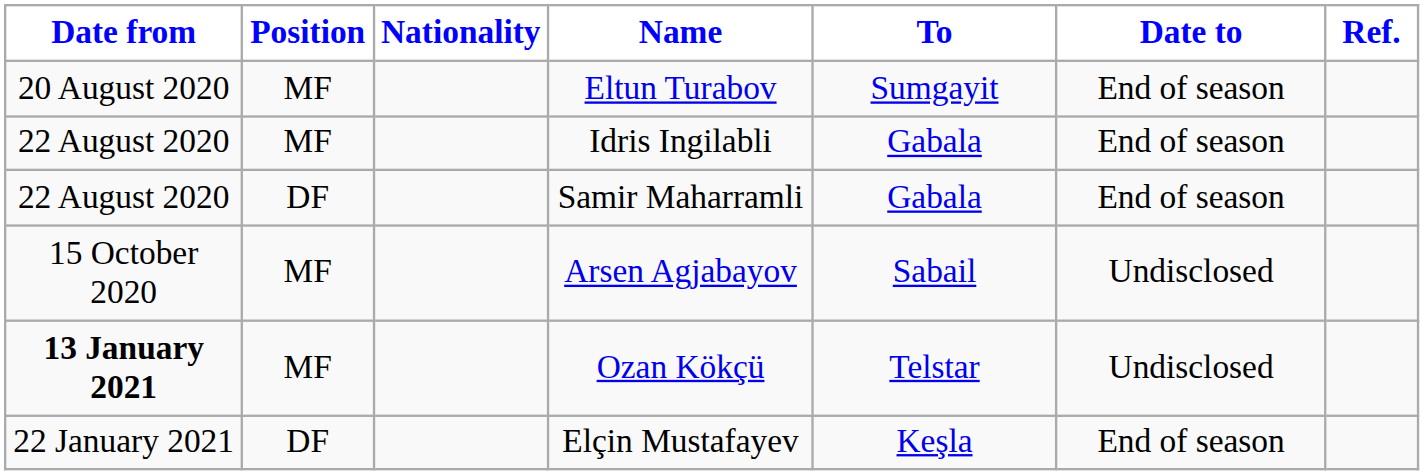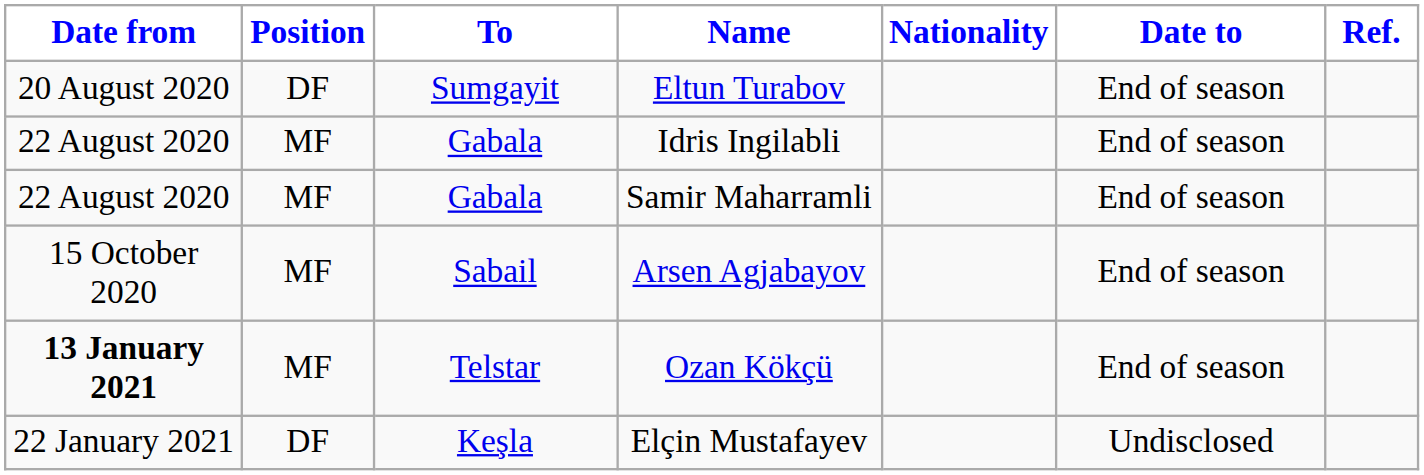columns swapped: (461, 32) <-> (935, 32)
(308, 87) MF -> (308, 87) DF
(308, 197) DF -> (308, 197) MF
(1191, 272) Undisclosed -> (1191, 272) End of season
(1191, 367) Undisclosed -> (1191, 367) End of season
(1191, 441) End of season -> (1191, 441) Undisclosed
